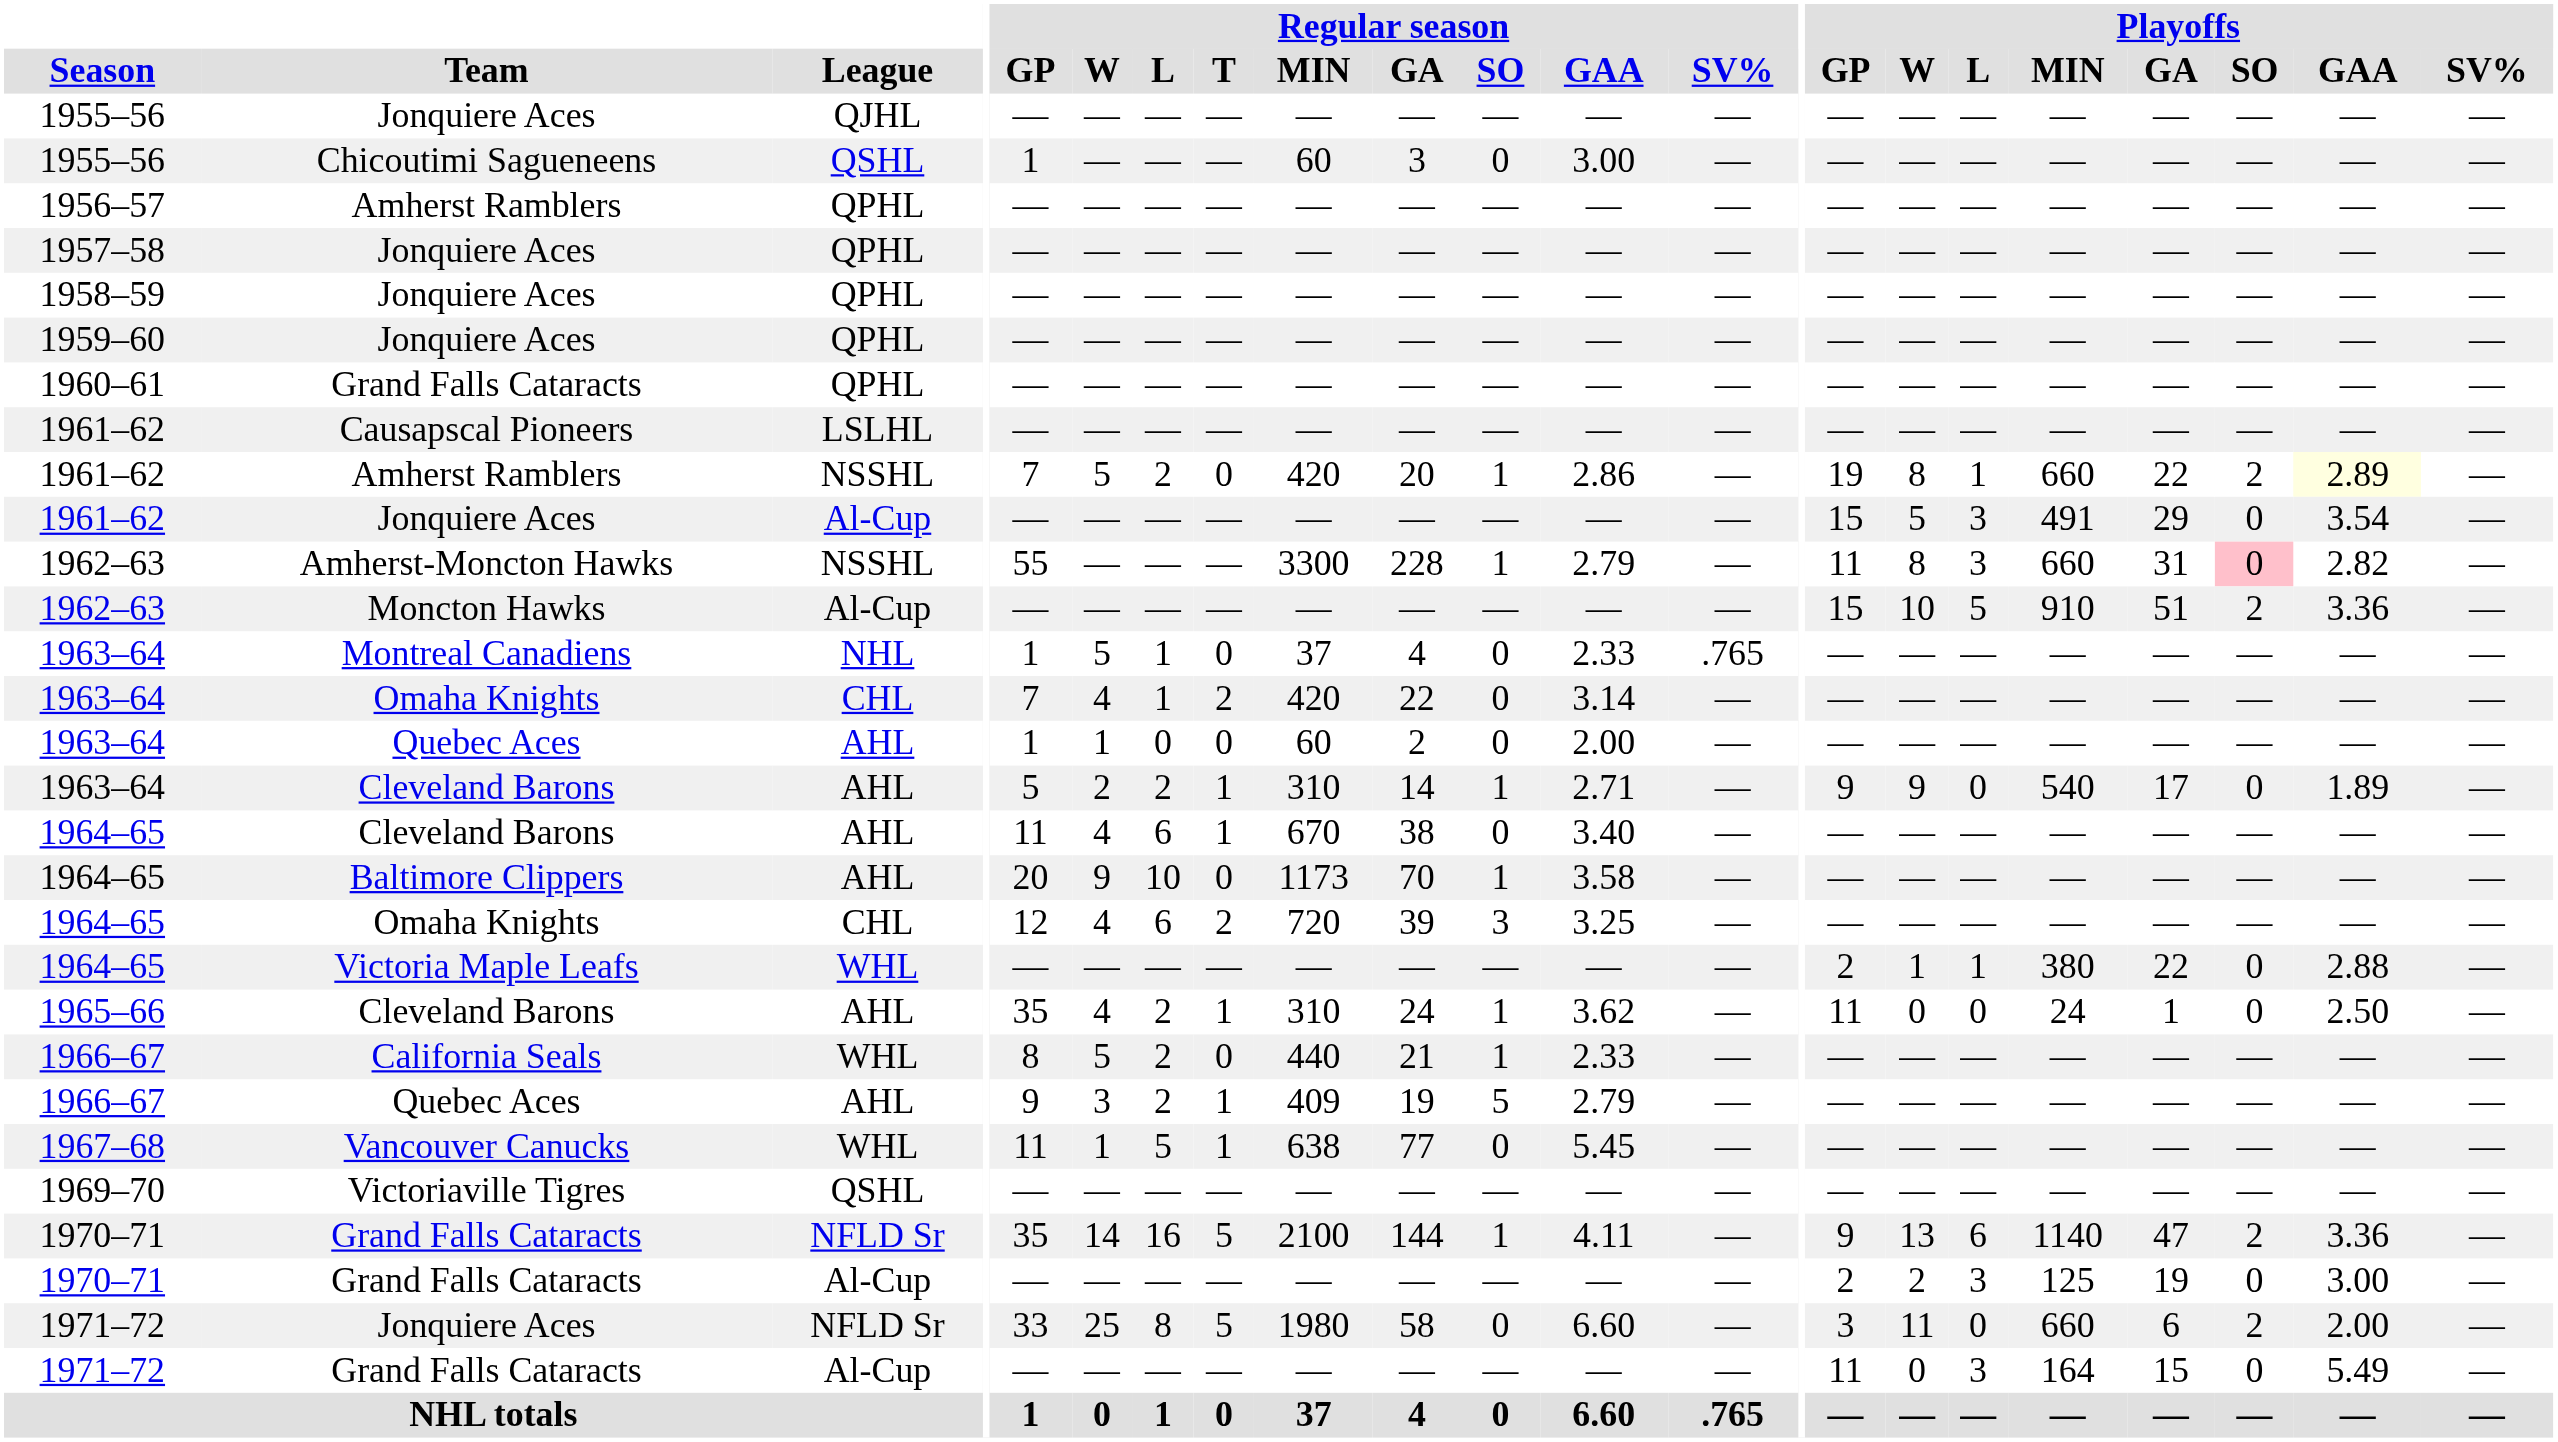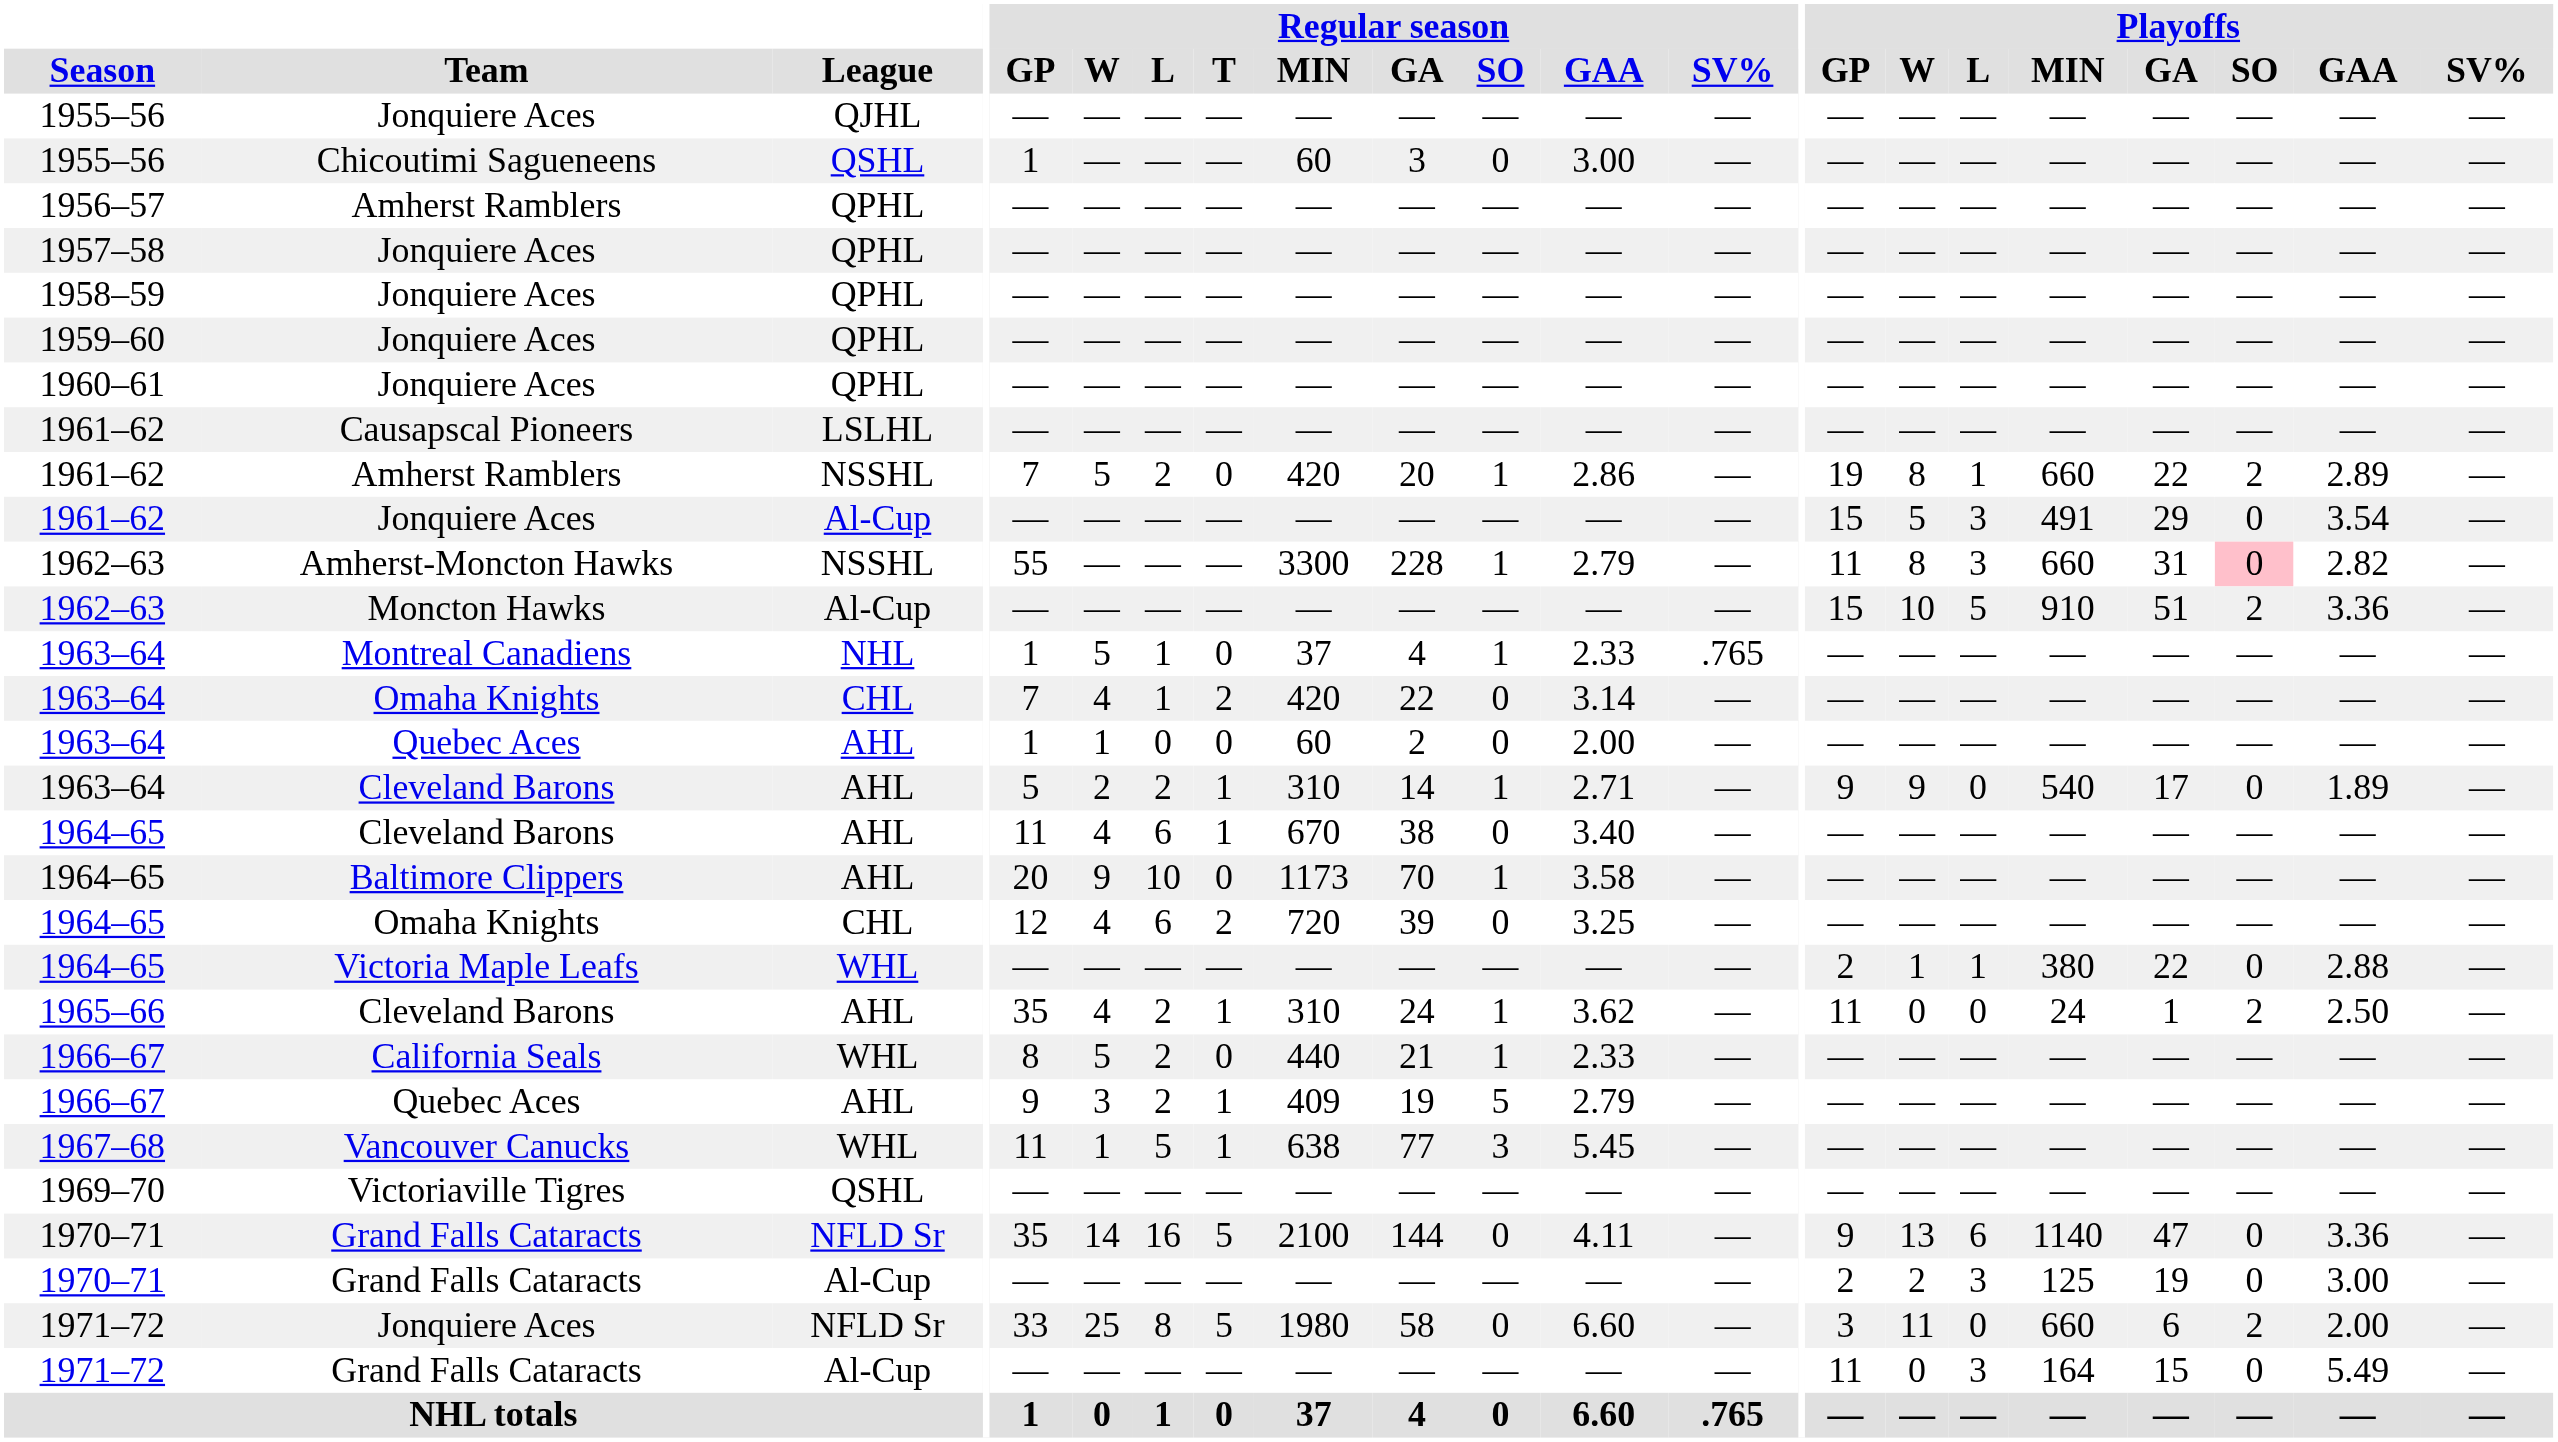(487, 384) Grand Falls Cataracts -> (487, 384) Jonquiere Aces
(2358, 473) lightyellow background -> (2358, 473) no background
(1500, 652) 0 -> (1500, 652) 1
(1500, 921) 3 -> (1500, 921) 0
(2255, 1011) 0 -> (2255, 1011) 2
(1500, 1145) 0 -> (1500, 1145) 3
(1500, 1235) 1 -> (1500, 1235) 0
(2255, 1235) 2 -> (2255, 1235) 0
